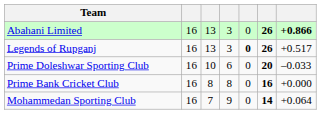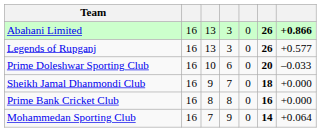(248, 48) bold -> (248, 48) normal
(296, 48) +0.517 -> (296, 48) +0.577
+ row: (76, 83)
